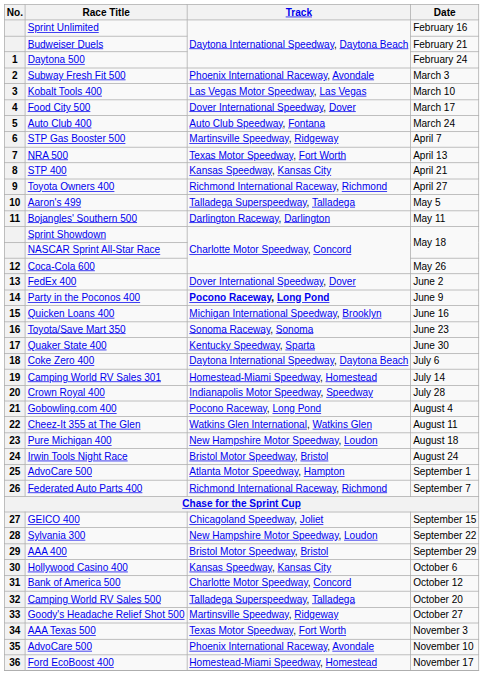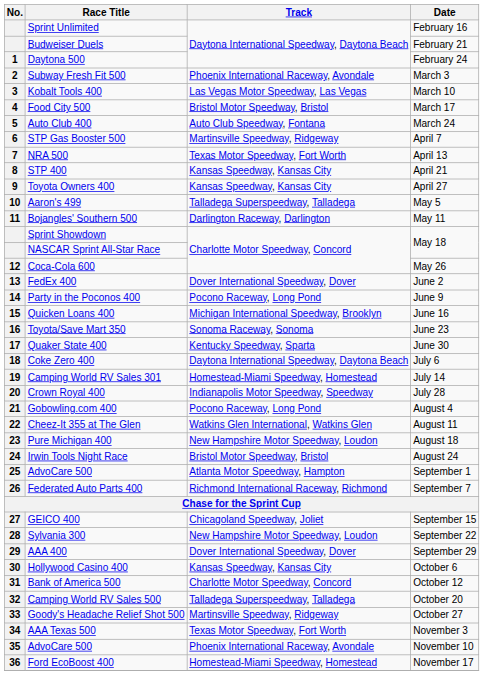(273, 107) Dover International Speedway, Dover -> (259, 107) Bristol Motor Speedway, Bristol
(288, 186) Richmond International Raceway, Richmond -> (260, 186) Kansas Speedway, Kansas City
(259, 297) bold -> (255, 297) normal
(259, 551) Bristol Motor Speedway, Bristol -> (273, 551) Dover International Speedway, Dover
